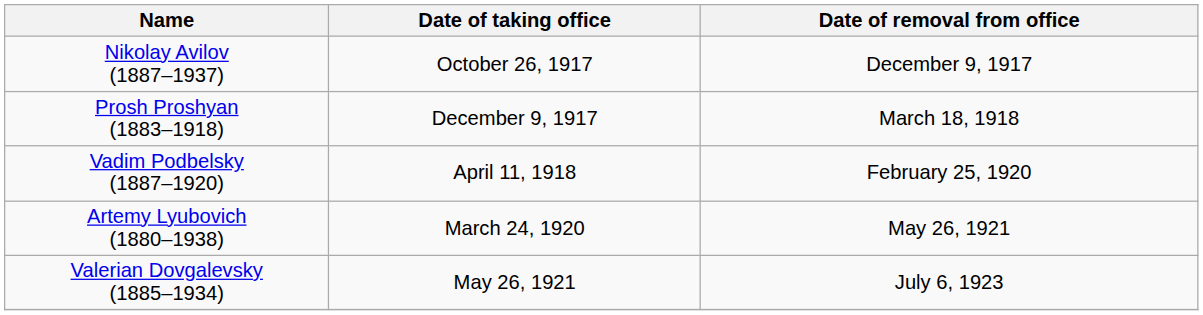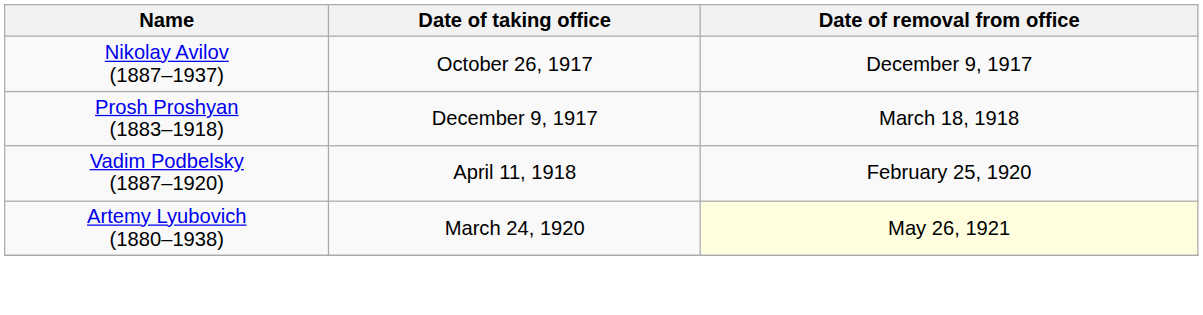(949, 227) no background -> (949, 227) lightyellow background
- row: (167, 282)
